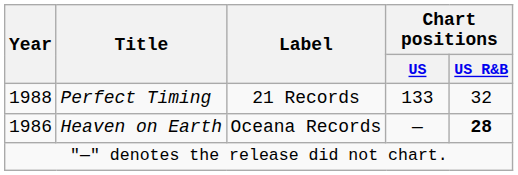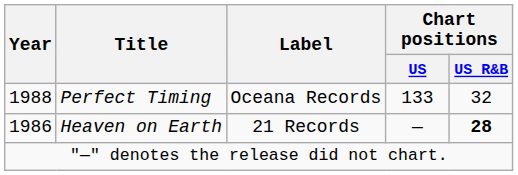(306, 98) 21 Records -> (306, 98) Oceana Records
(306, 128) Oceana Records -> (306, 128) 21 Records
